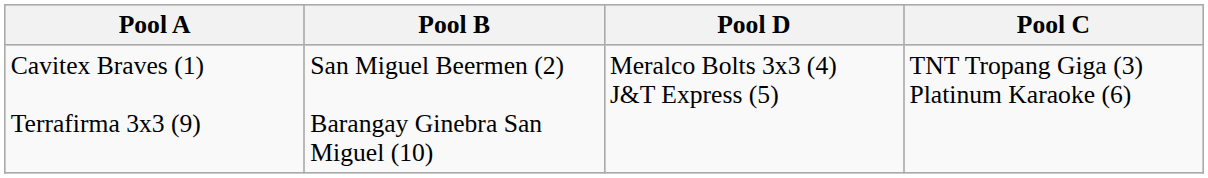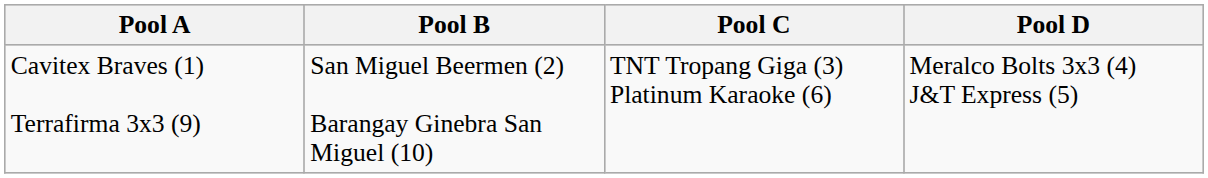columns swapped: (1053, 24) <-> (754, 24)
